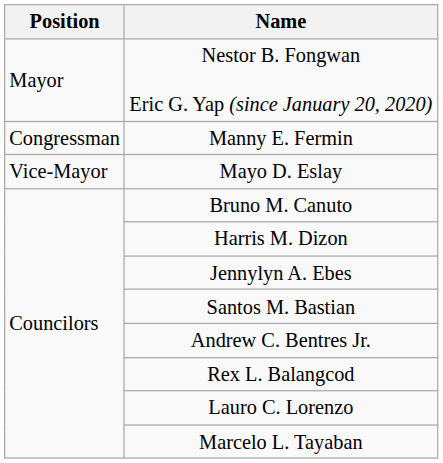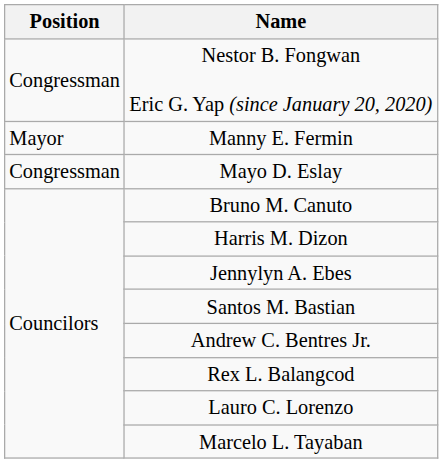(36, 80) Mayor -> (65, 80) Congressman
(65, 138) Congressman -> (36, 138) Mayor
(58, 171) Vice-Mayor -> (65, 171) Congressman
